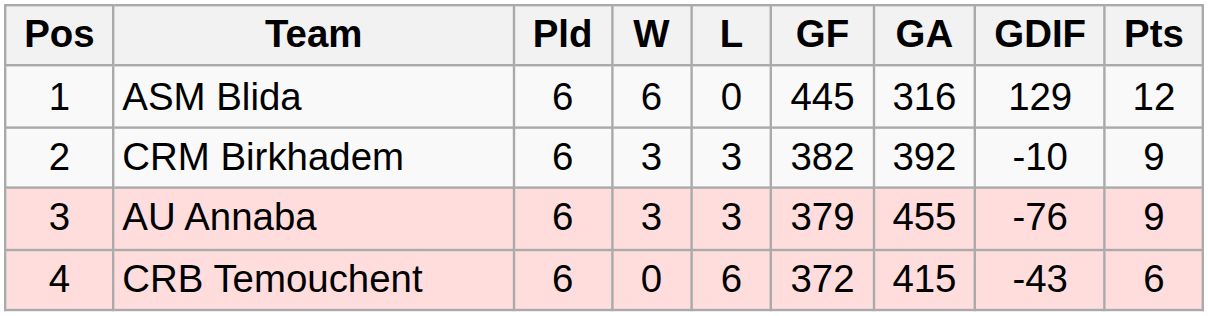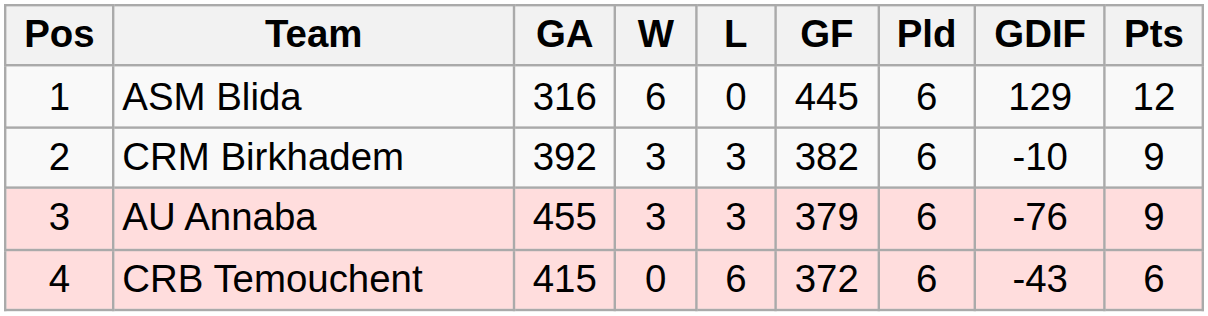columns swapped: (563, 34) <-> (924, 34)
